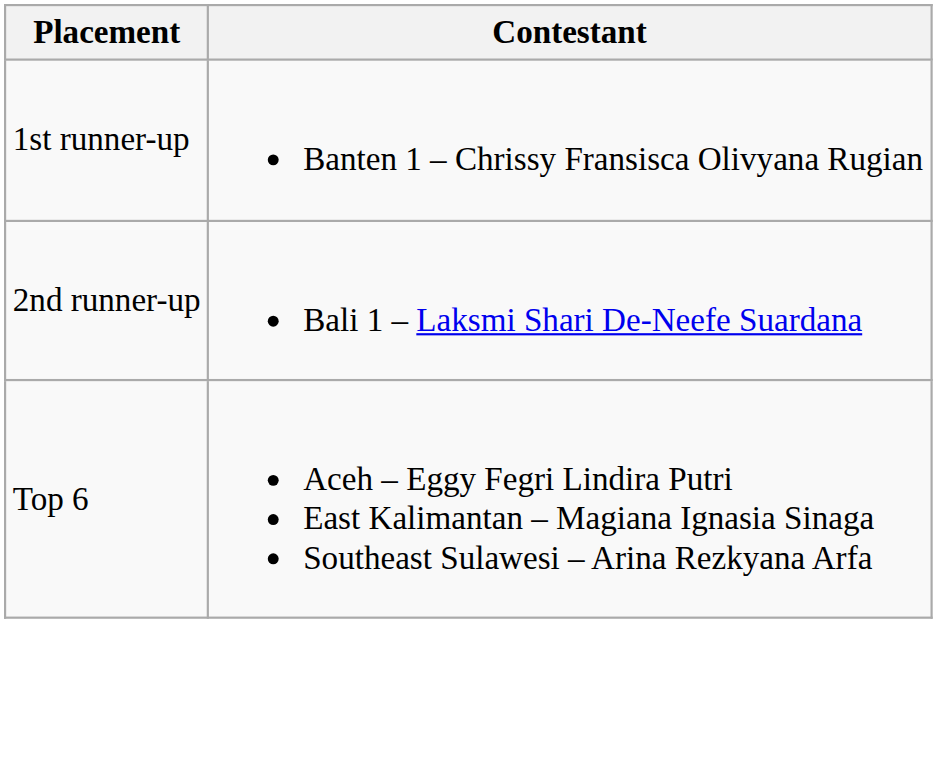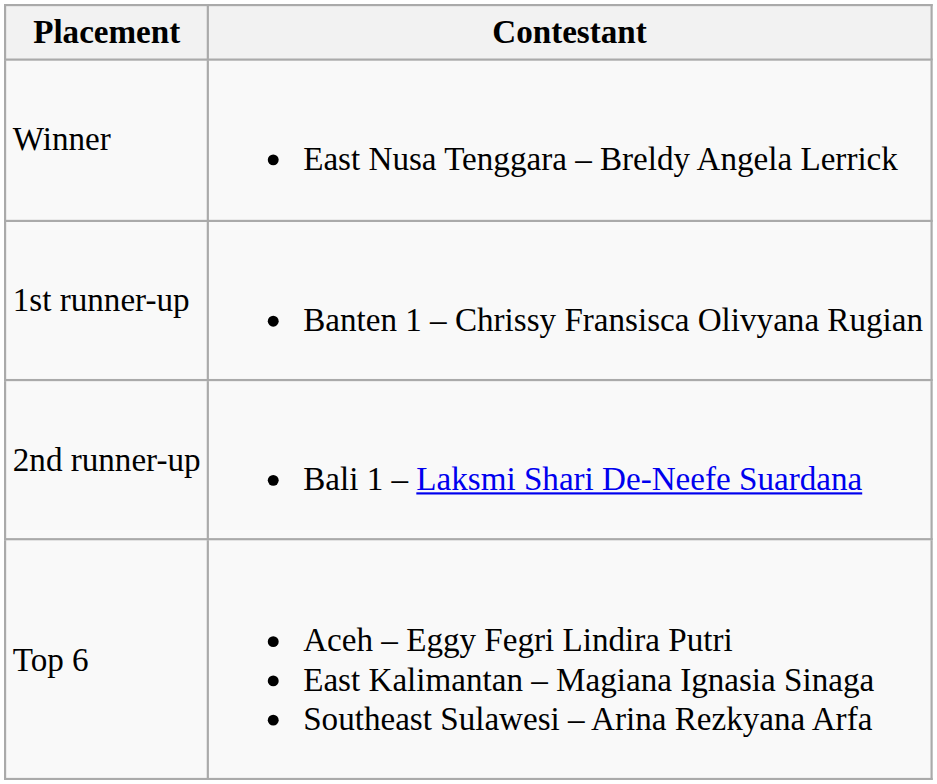+ row: (62, 139)
